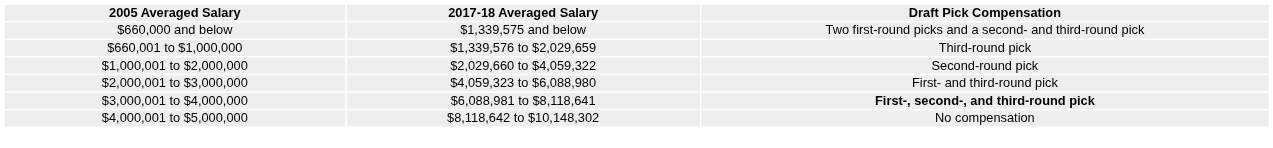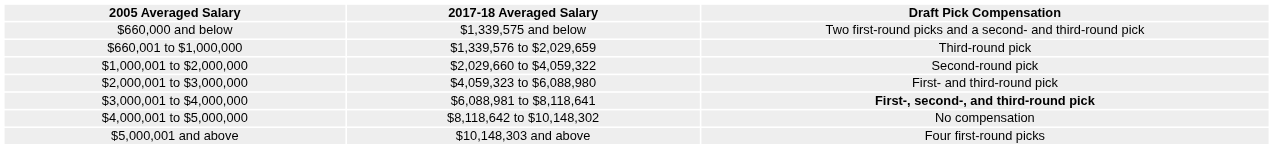+ row: (175, 136)
